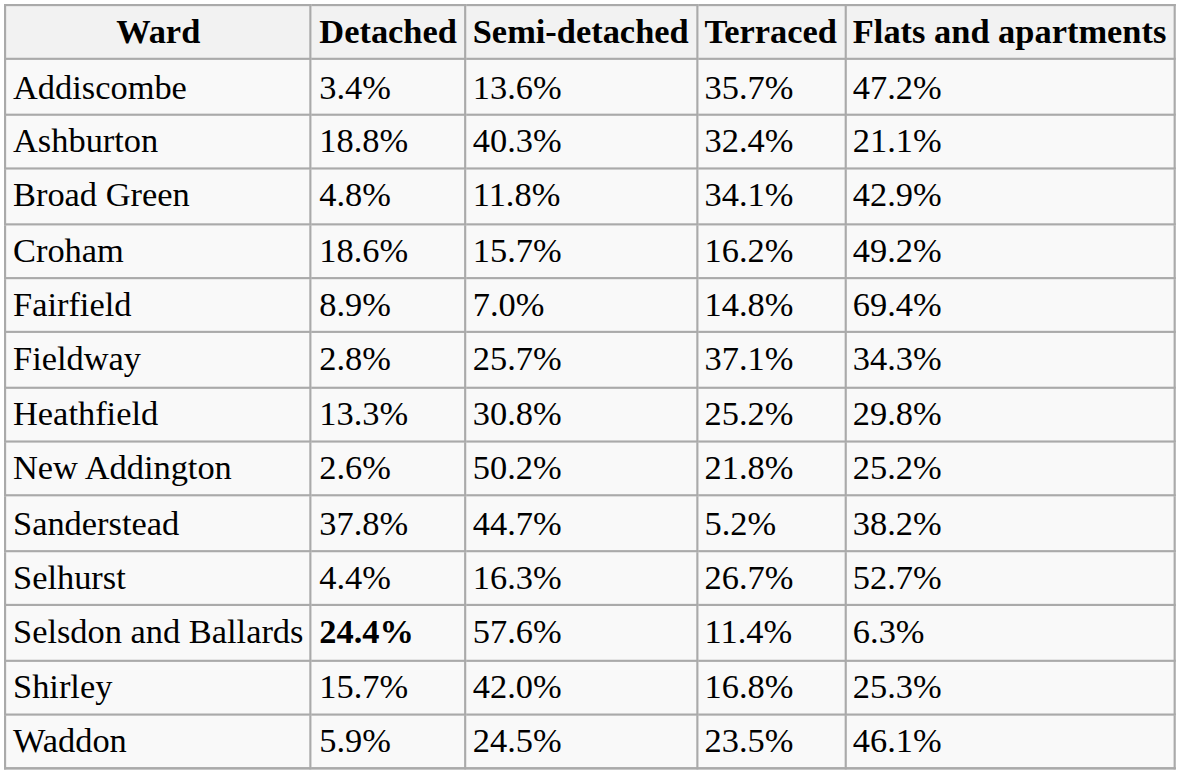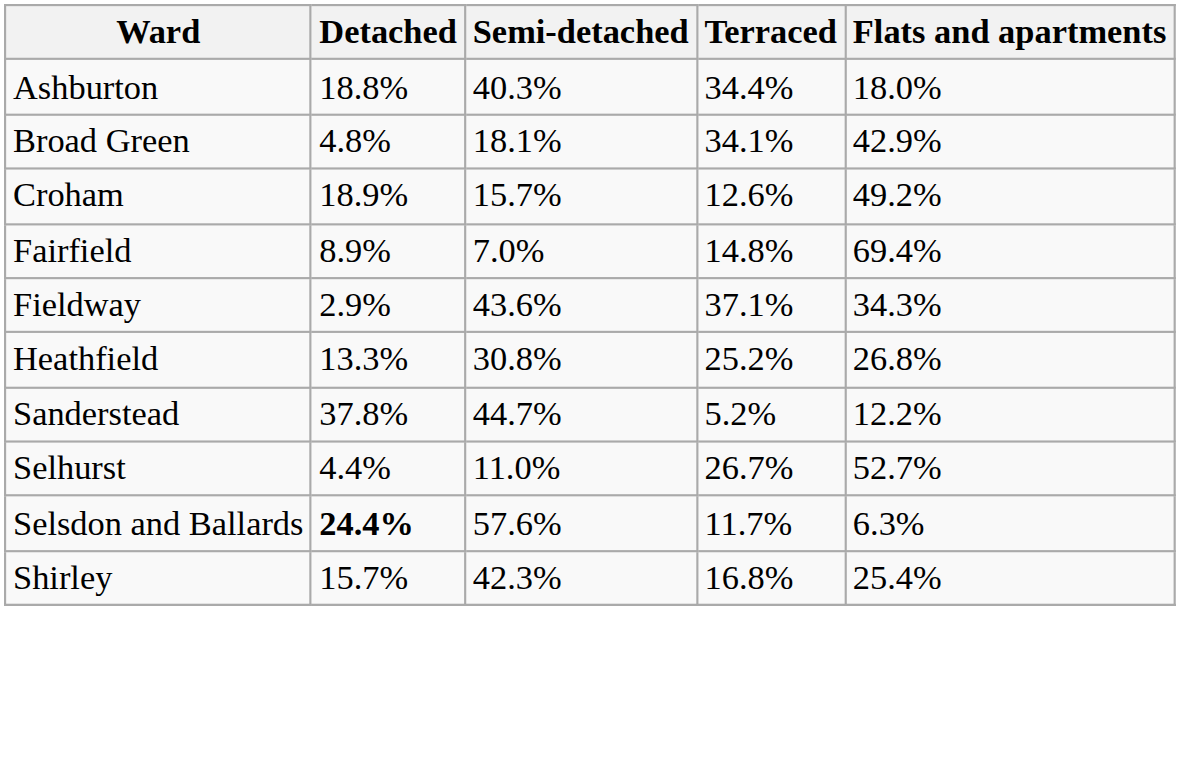- row: (100, 86)
(749, 140) 32.4% -> (749, 86) 34.4%
(897, 140) 21.1% -> (897, 86) 18.0%
(517, 195) 11.8% -> (517, 140) 18.1%
(364, 250) 18.6% -> (364, 195) 18.9%
(749, 250) 16.2% -> (749, 195) 12.6%
(355, 359) 2.8% -> (355, 304) 2.9%
(517, 359) 25.7% -> (517, 304) 43.6%
(897, 413) 29.8% -> (897, 359) 26.8%
- row: (122, 468)
(897, 522) 38.2% -> (897, 413) 12.2%
(517, 577) 16.3% -> (517, 468) 11.0%
(748, 631) 11.4% -> (748, 522) 11.7%
(517, 686) 42.0% -> (517, 577) 42.3%
(897, 686) 25.3% -> (897, 577) 25.4%
- row: (70, 741)
